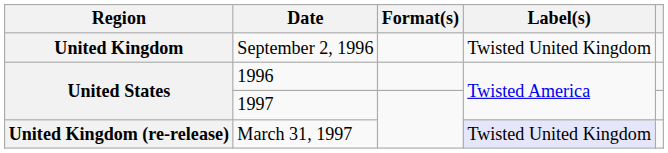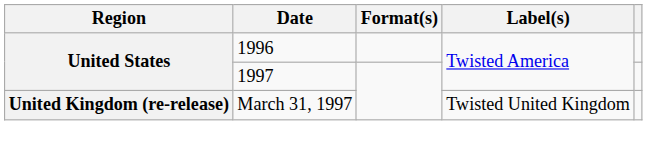- row: (305, 47)
(559, 133) lavender background -> (538, 104) no background
